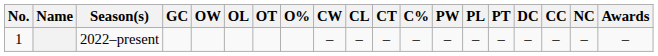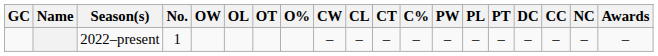columns swapped: (19, 16) <-> (177, 16)
